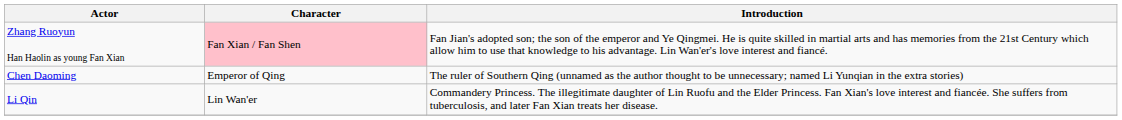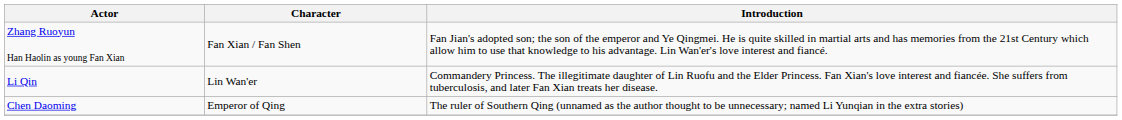(254, 44) pink background -> (254, 44) no background
rows swapped: (22, 99) <-> (42, 75)
